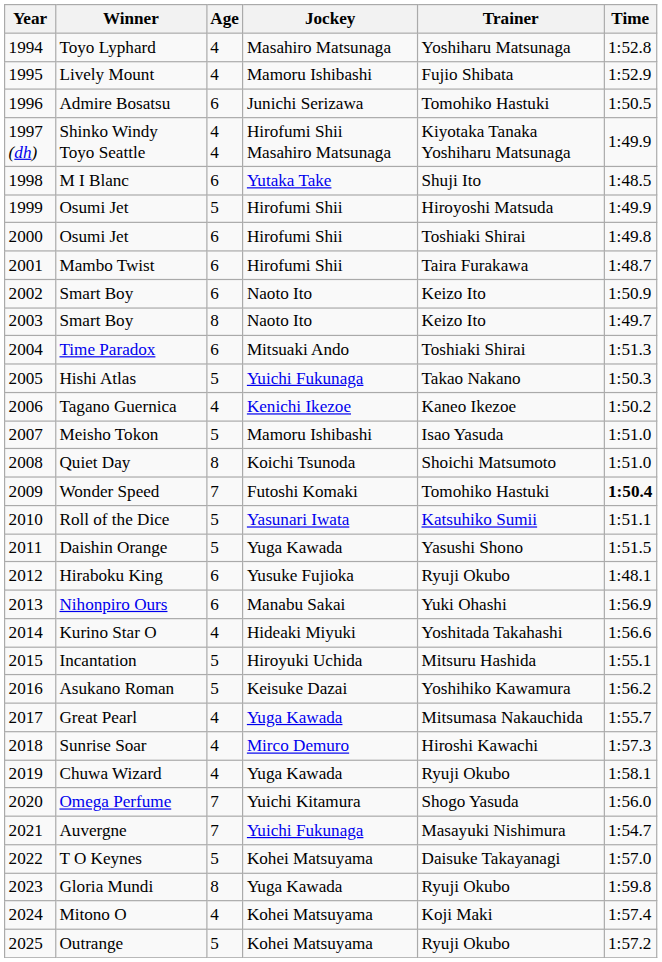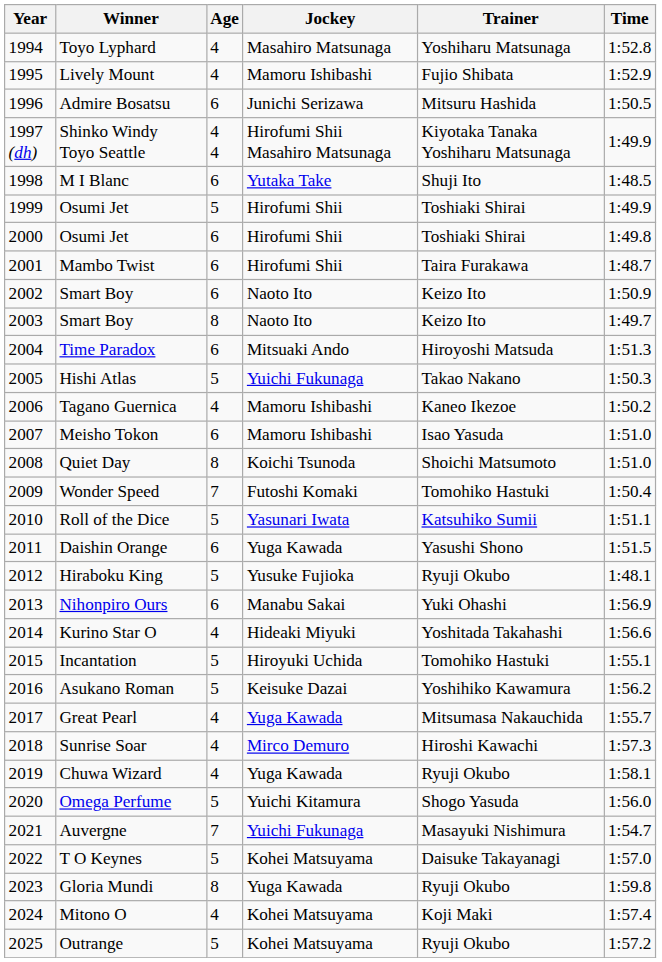(485, 103) Tomohiko Hastuki -> (479, 103) Mitsuru Hashida
(487, 208) Hiroyoshi Matsuda -> (473, 208) Toshiaki Shirai
(473, 350) Toshiaki Shirai -> (487, 350) Hiroyoshi Matsuda
(299, 406) Kenichi Ikezoe -> (309, 406) Mamoru Ishibashi
(215, 434) 5 -> (215, 434) 6
(630, 491) bold -> (630, 491) normal
(215, 547) 5 -> (215, 547) 6
(215, 576) 6 -> (215, 576) 5
(479, 661) Mitsuru Hashida -> (485, 661) Tomohiko Hastuki
(215, 802) 7 -> (215, 802) 5
